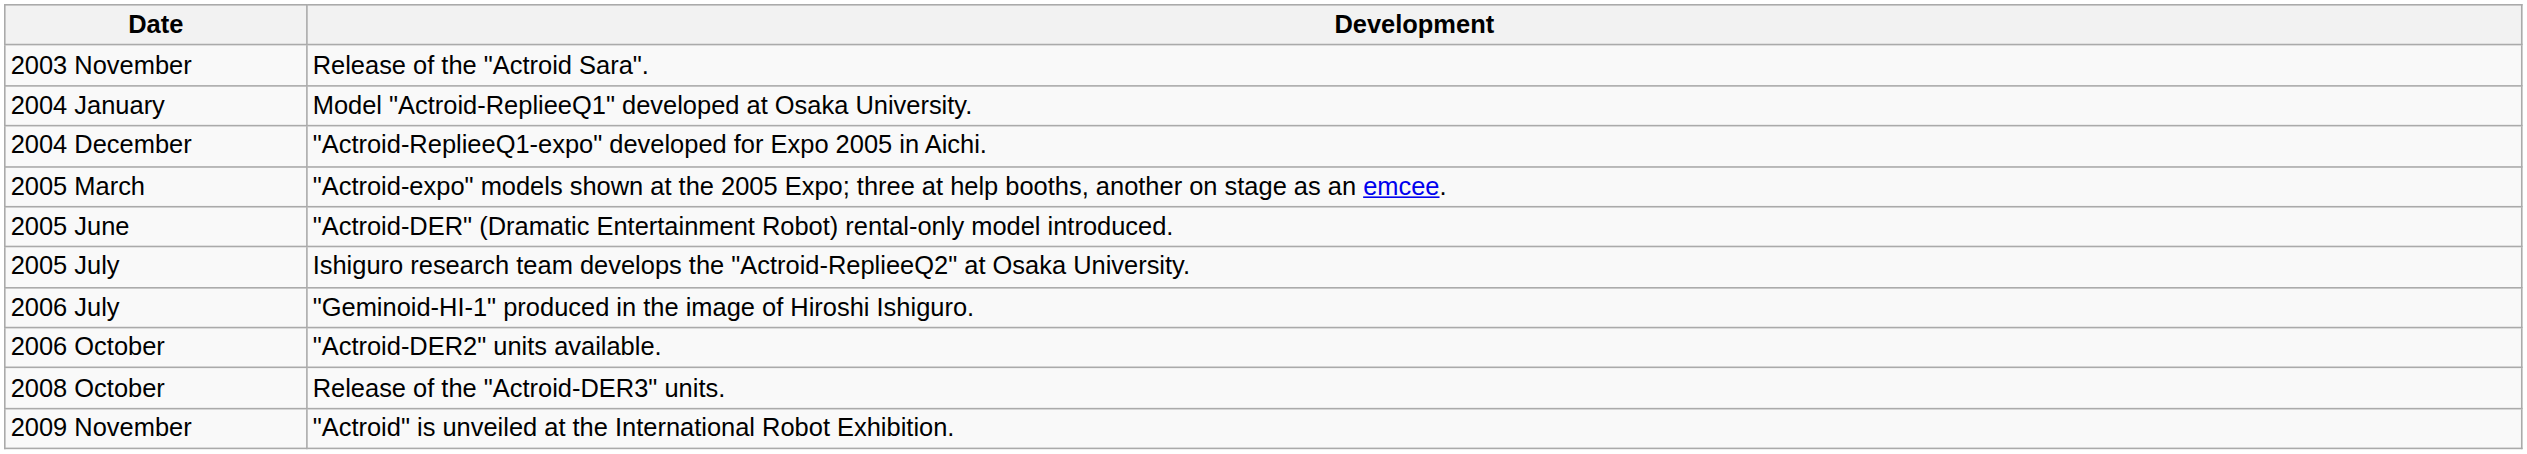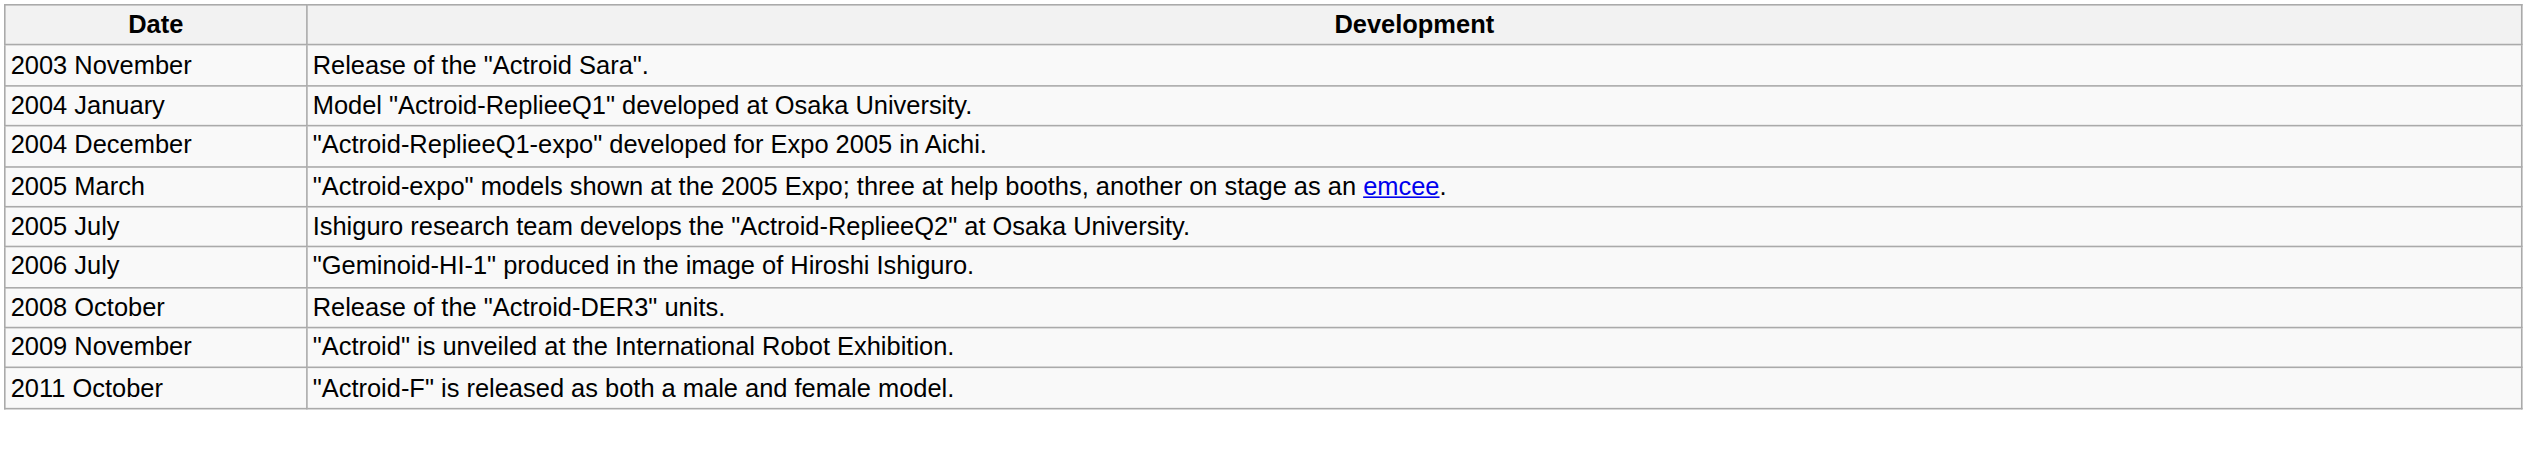- row: (70, 226)
- row: (88, 347)
+ row: (87, 387)
